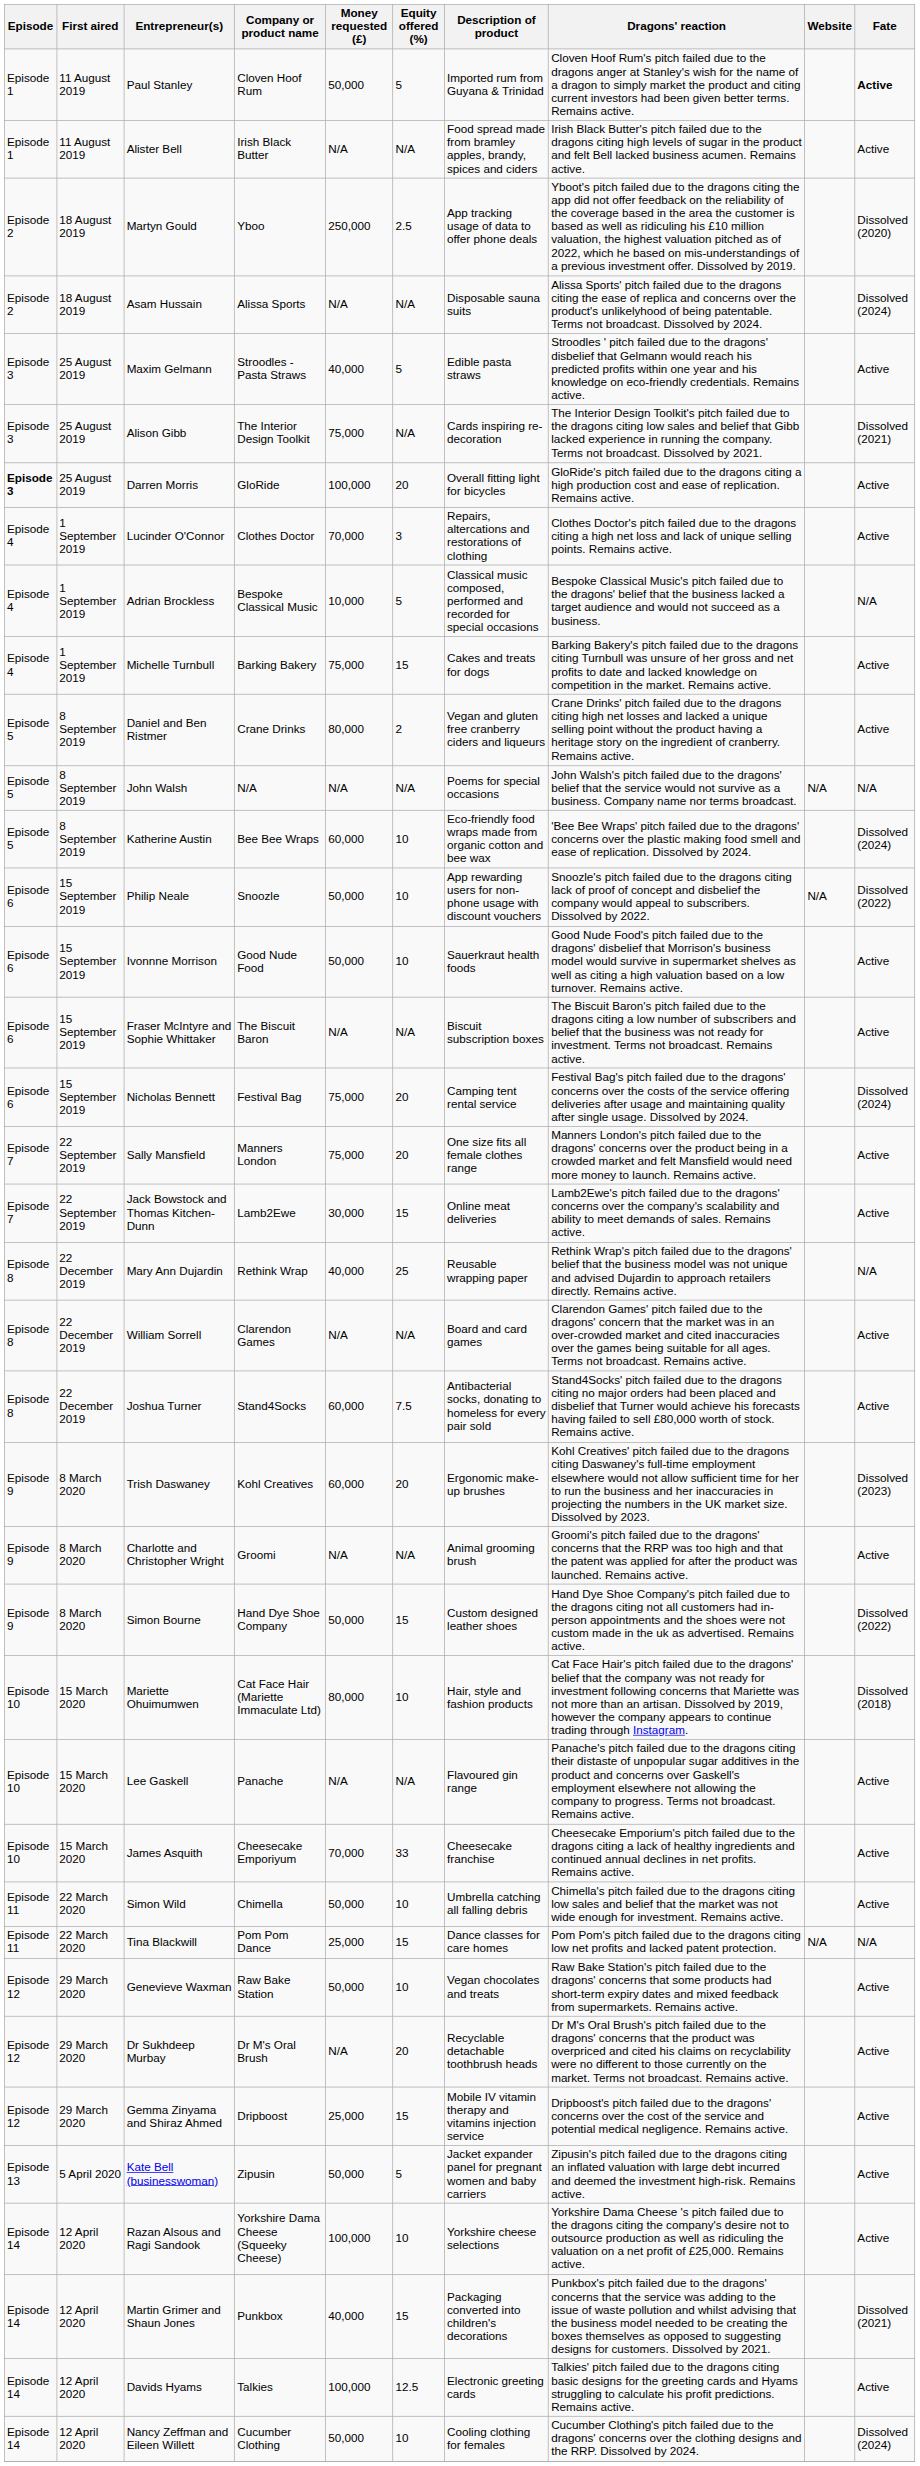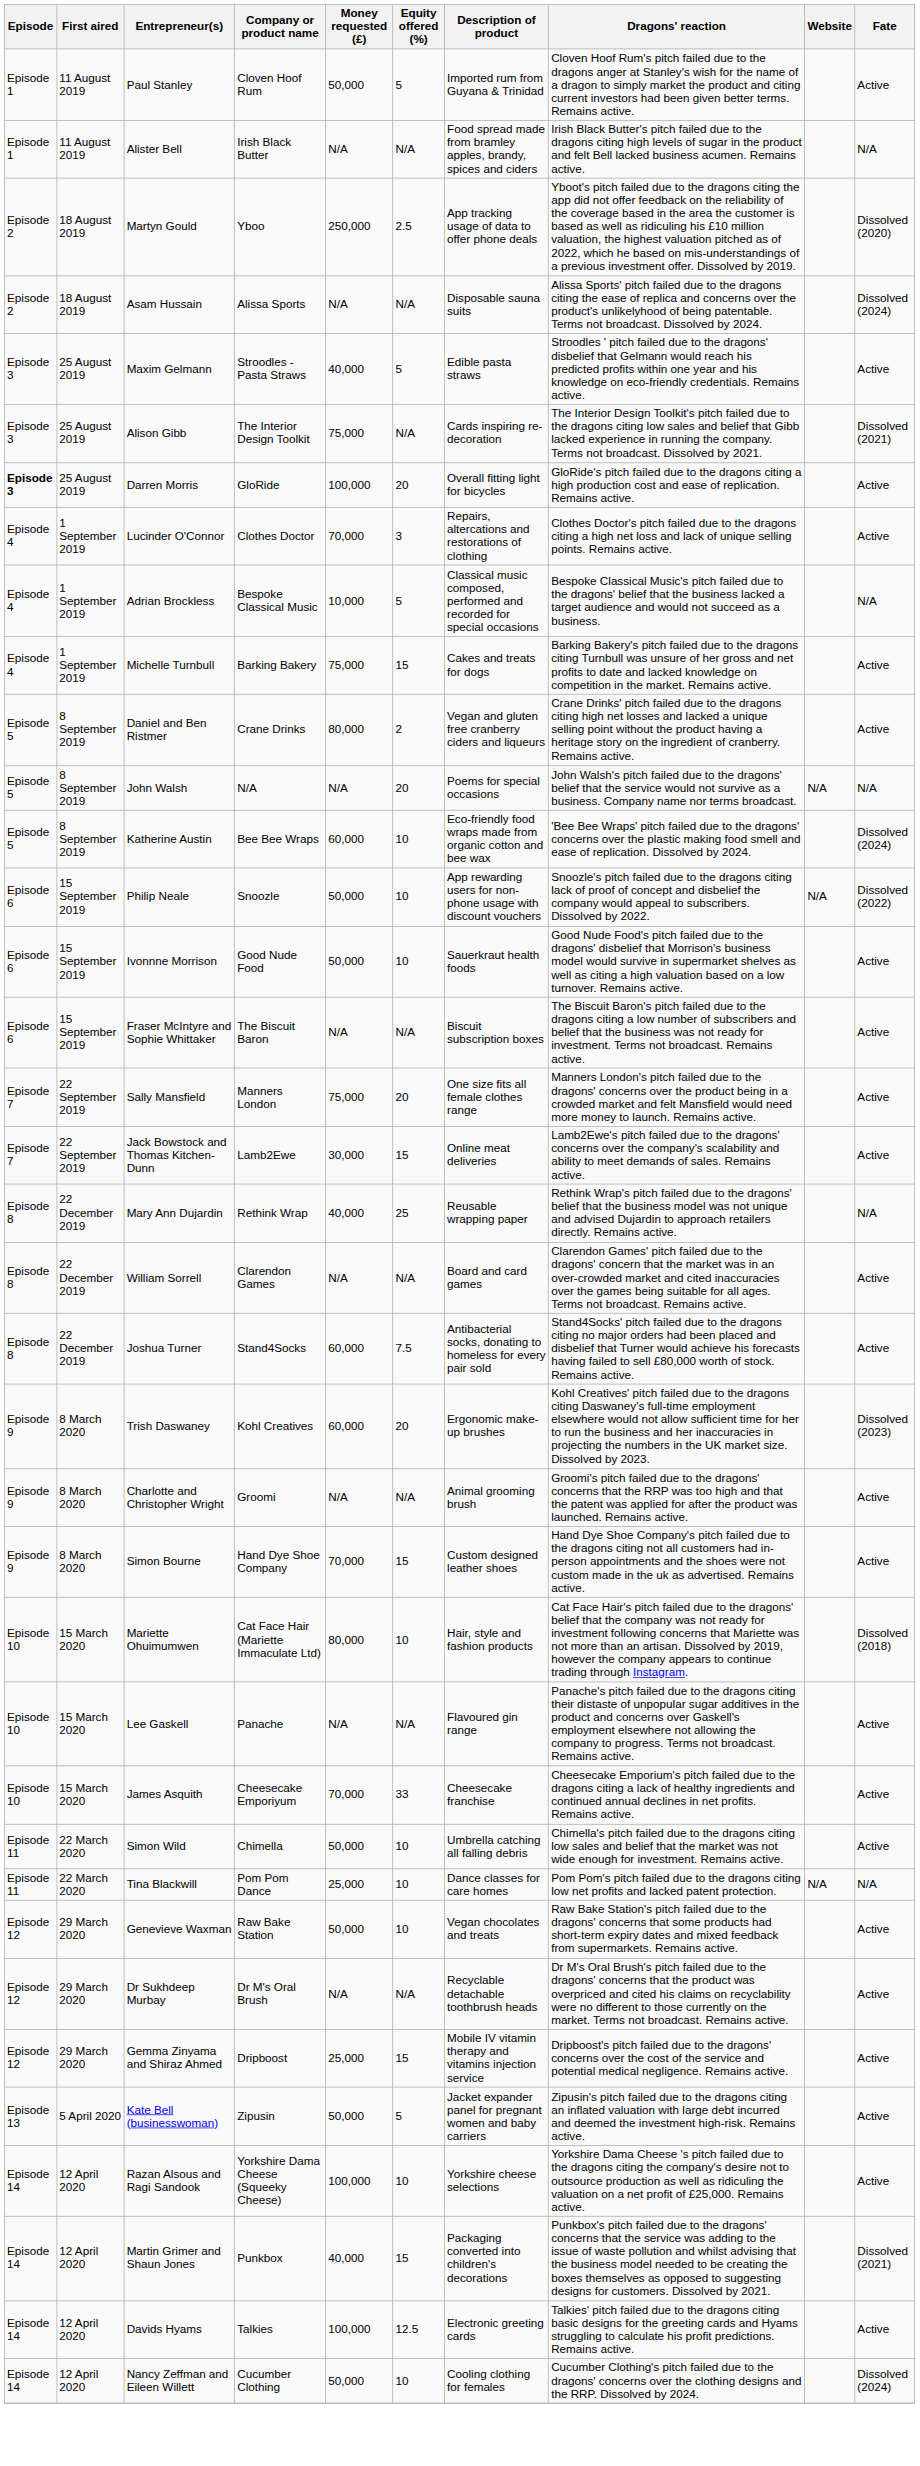(875, 84) bold -> (873, 84) normal
(873, 149) Active -> (867, 149) N/A
(405, 787) N/A -> (402, 787) 20
- row: (171, 1097)
(346, 1620) 50,000 -> (346, 1562) 70,000
(883, 1620) Dissolved (2022) -> (873, 1562) Active
(402, 1942) 15 -> (402, 1884) 10
(402, 2051) 20 -> (405, 1993) N/A
